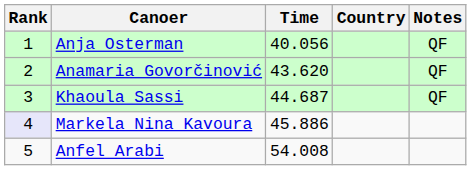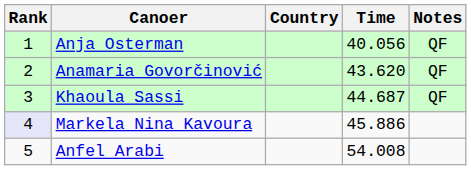columns swapped: (371, 18) <-> (299, 18)
